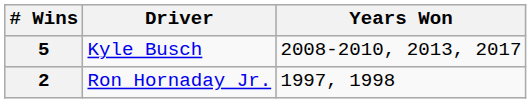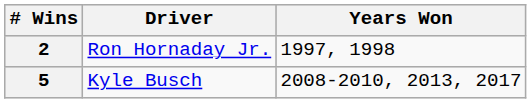rows swapped: (44, 51) <-> (44, 82)
